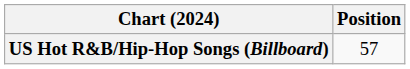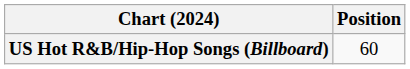(369, 48) 57 -> (369, 48) 60
